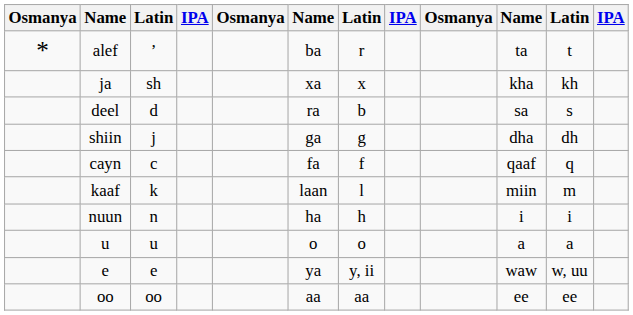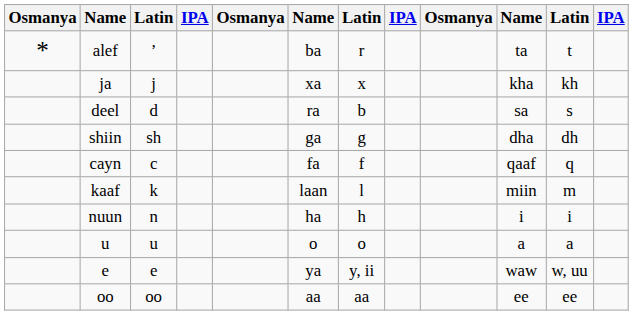(154, 83) sh -> (154, 83) j
(154, 137) j -> (154, 137) sh
